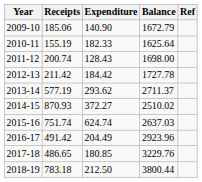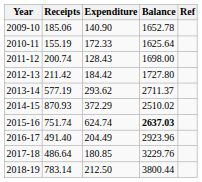(158, 28) 1672.79 -> (158, 28) 1652.78
(98, 43) 182.33 -> (98, 43) 172.33
(158, 75) 1727.78 -> (158, 75) 1727.80
(98, 106) 372.27 -> (98, 106) 372.29
(158, 122) normal -> (158, 122) bold
(58, 138) 491.42 -> (58, 138) 491.40
(58, 153) 486.65 -> (58, 153) 486.64
(58, 169) 783.18 -> (58, 169) 783.14
